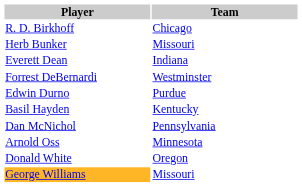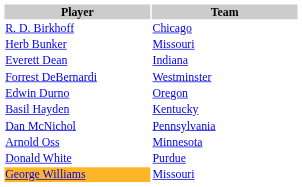(169, 93) Purdue -> (170, 93) Oregon
(170, 158) Oregon -> (169, 158) Purdue
